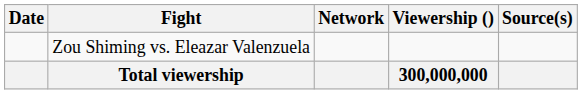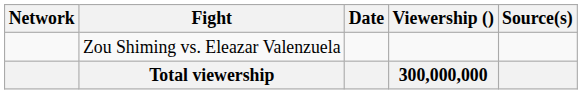columns swapped: (26, 18) <-> (351, 18)
